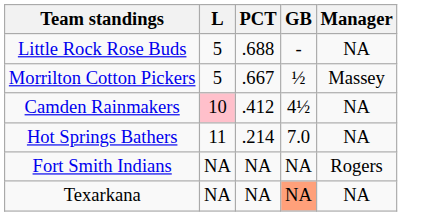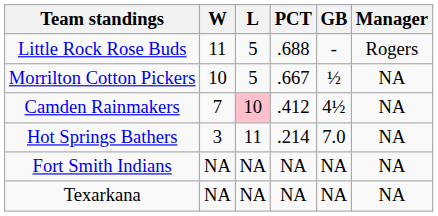+ column: (217, 19)
(357, 48) NA -> (392, 48) Rogers
(357, 78) Massey -> (392, 78) NA
(357, 166) Rogers -> (392, 166) NA
(298, 195) lightsalmon background -> (334, 195) no background
